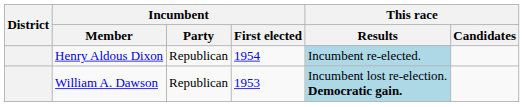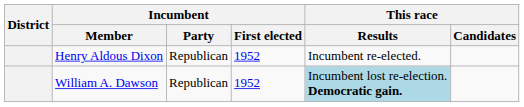(247, 55) 1954 -> (247, 55) 1952
(365, 55) lightblue background -> (365, 55) no background
(247, 83) 1953 -> (247, 83) 1952
